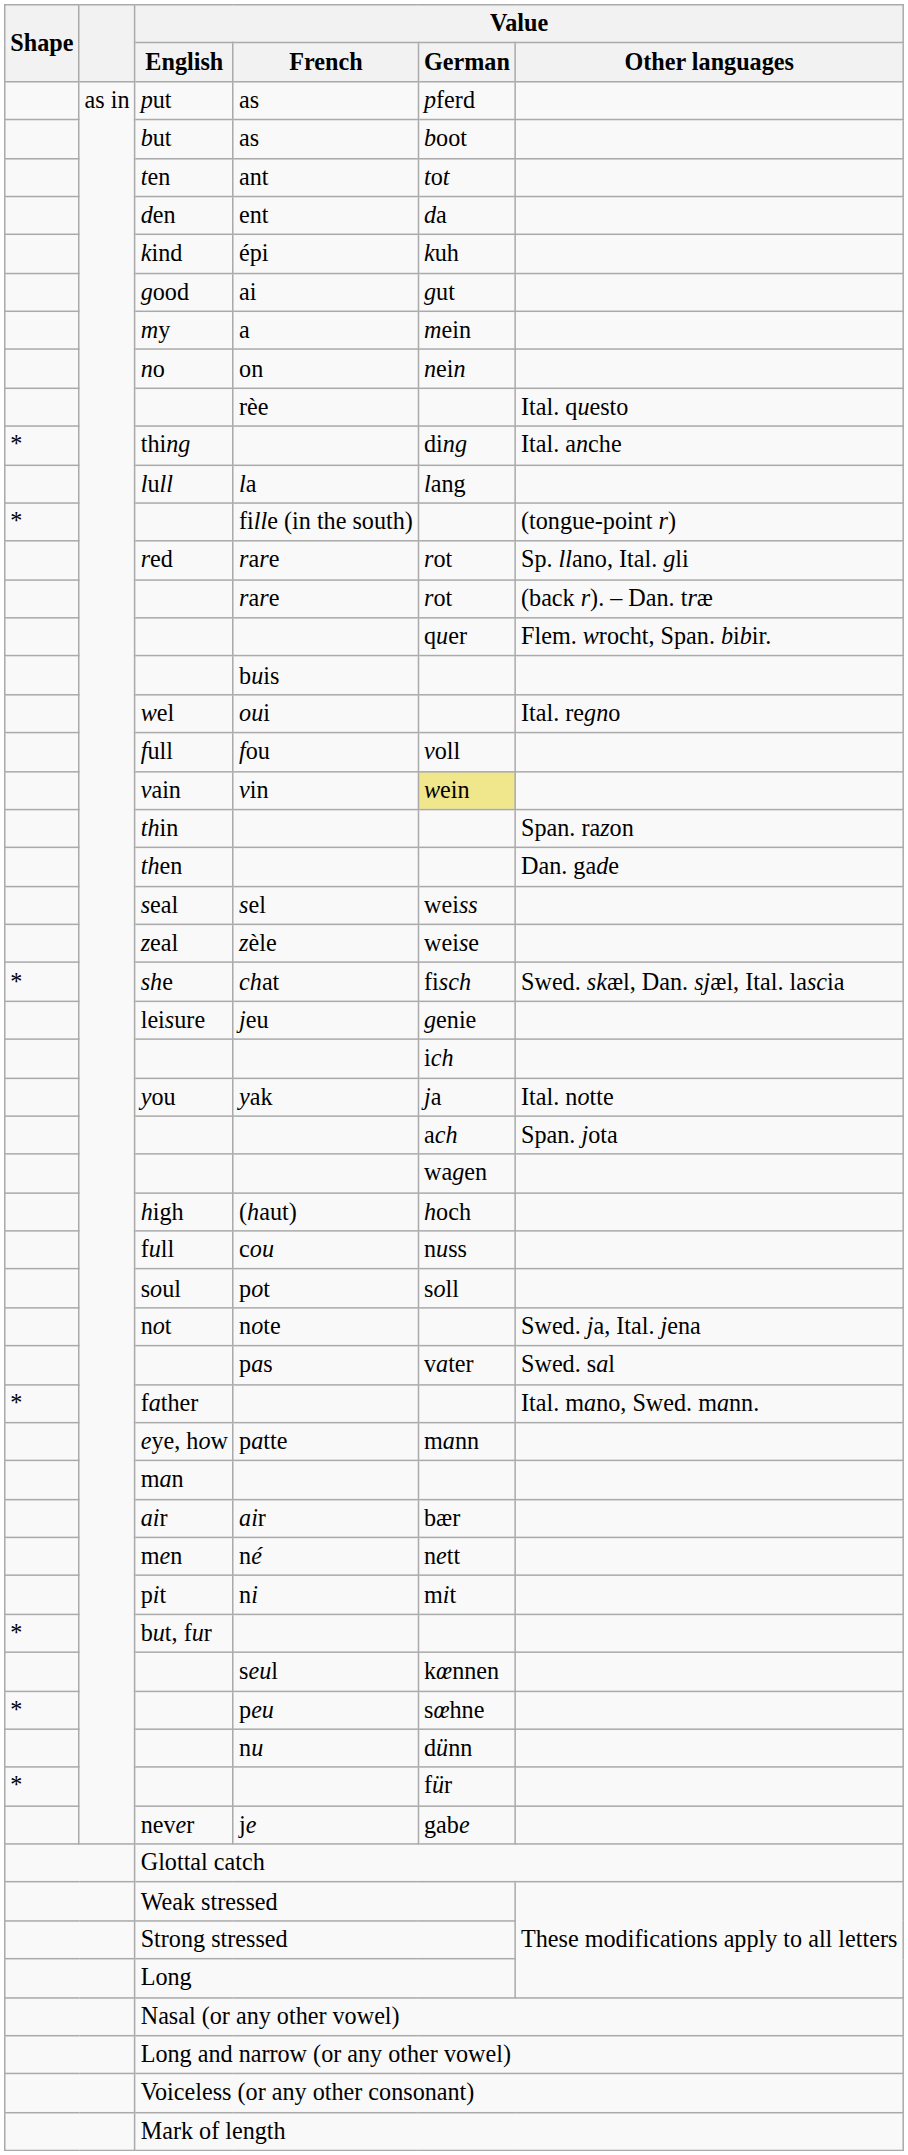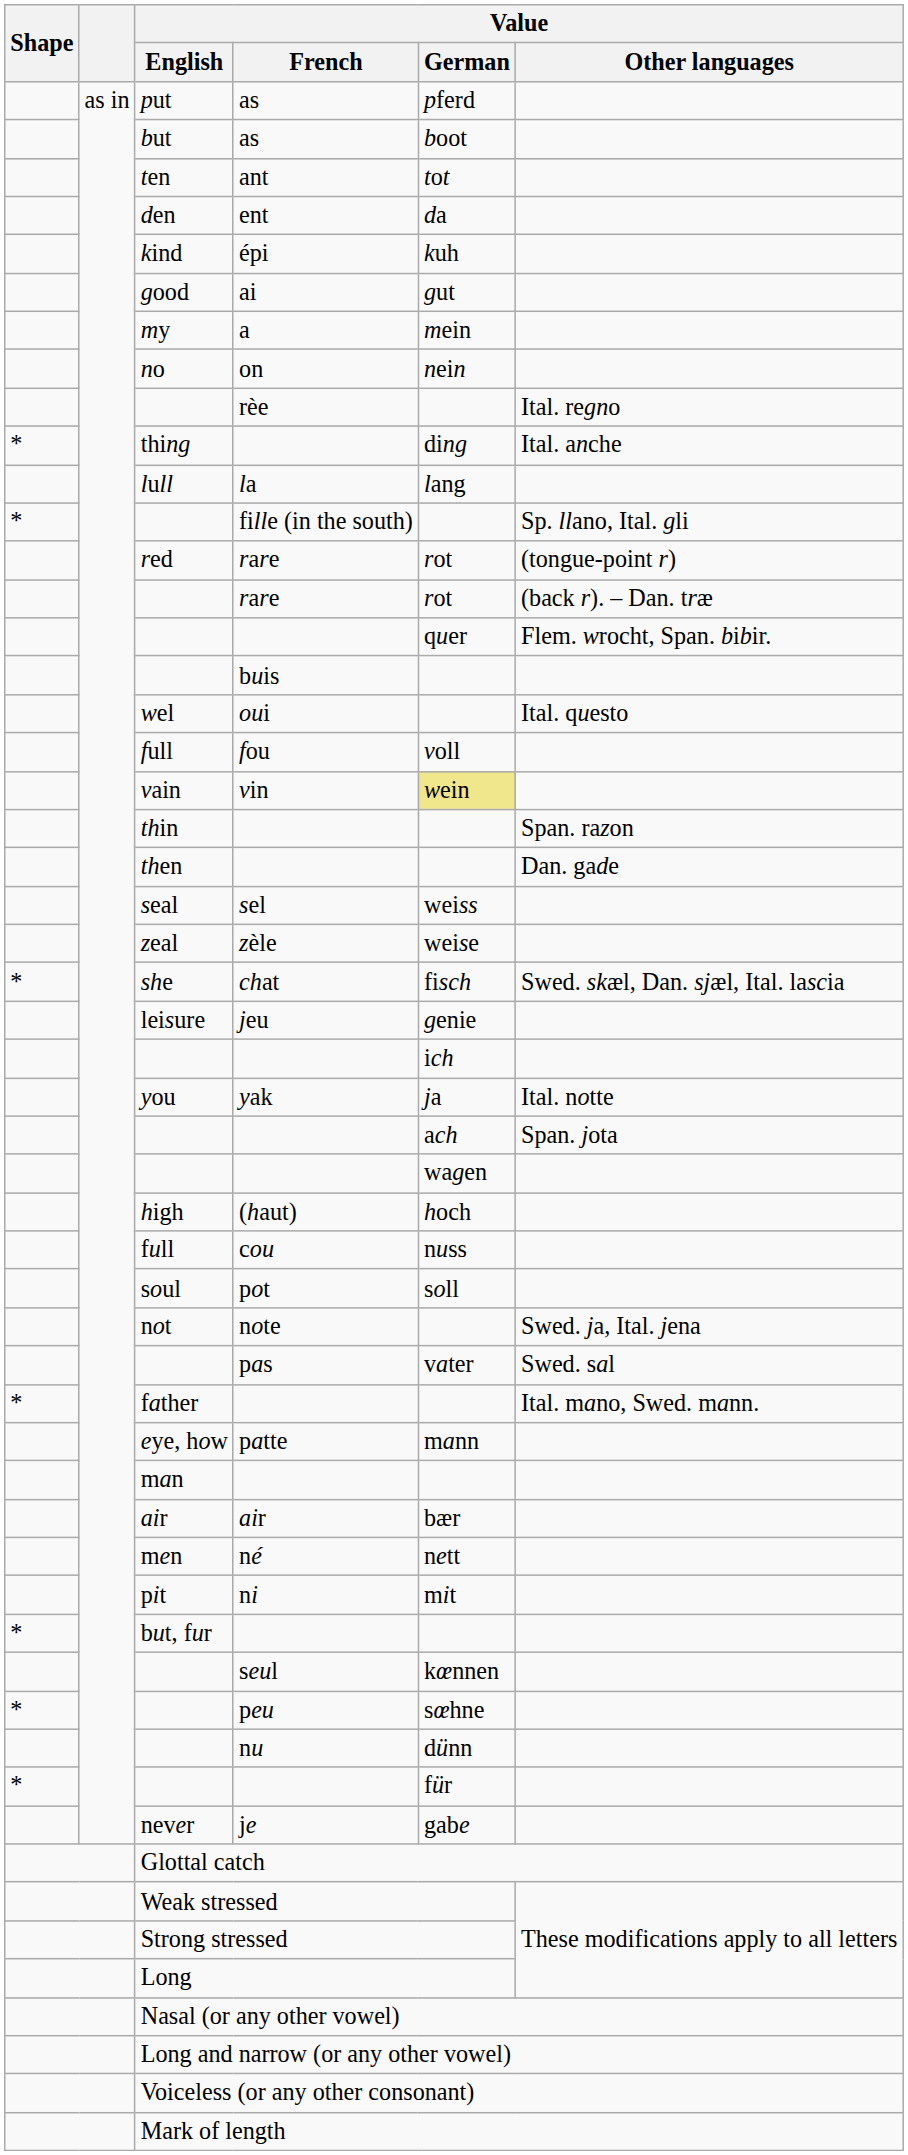(575, 406) Ital. questo -> (571, 406) Ital. regno
(599, 521) (tongue-point r) -> (605, 521) Sp. llano, Ital. gli
(605, 560) Sp. llano, Ital. gli -> (599, 560) (tongue-point r)
(571, 713) Ital. regno -> (575, 713) Ital. questo
